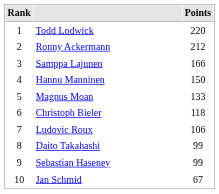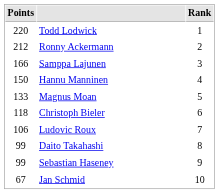columns swapped: (19, 13) <-> (198, 13)
